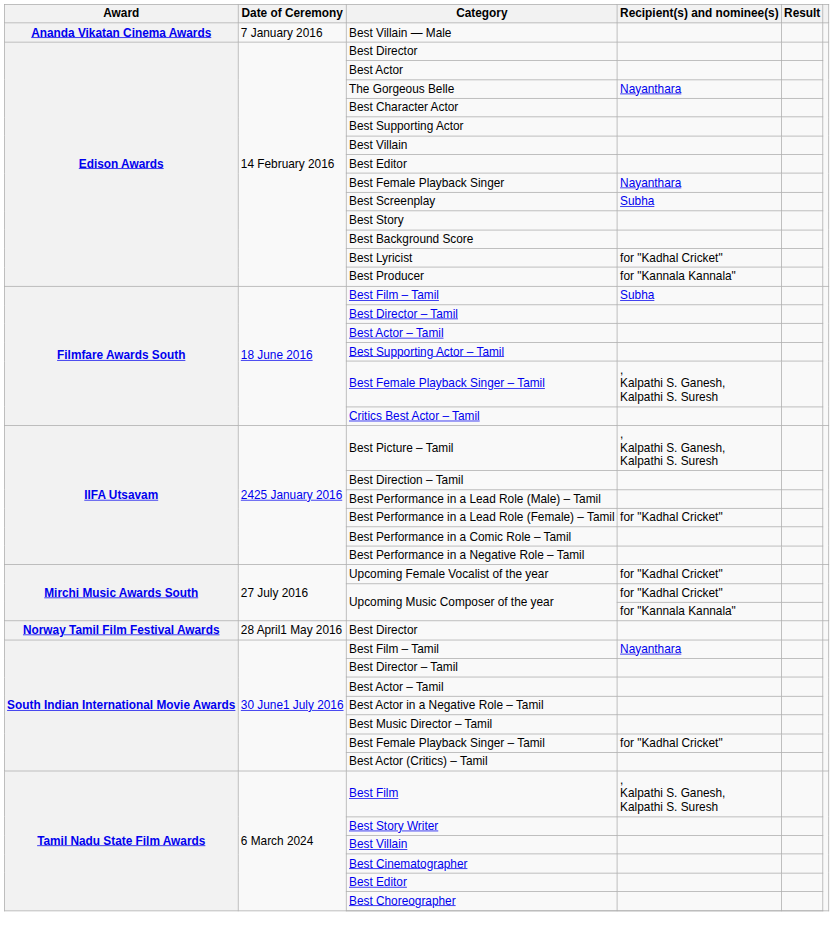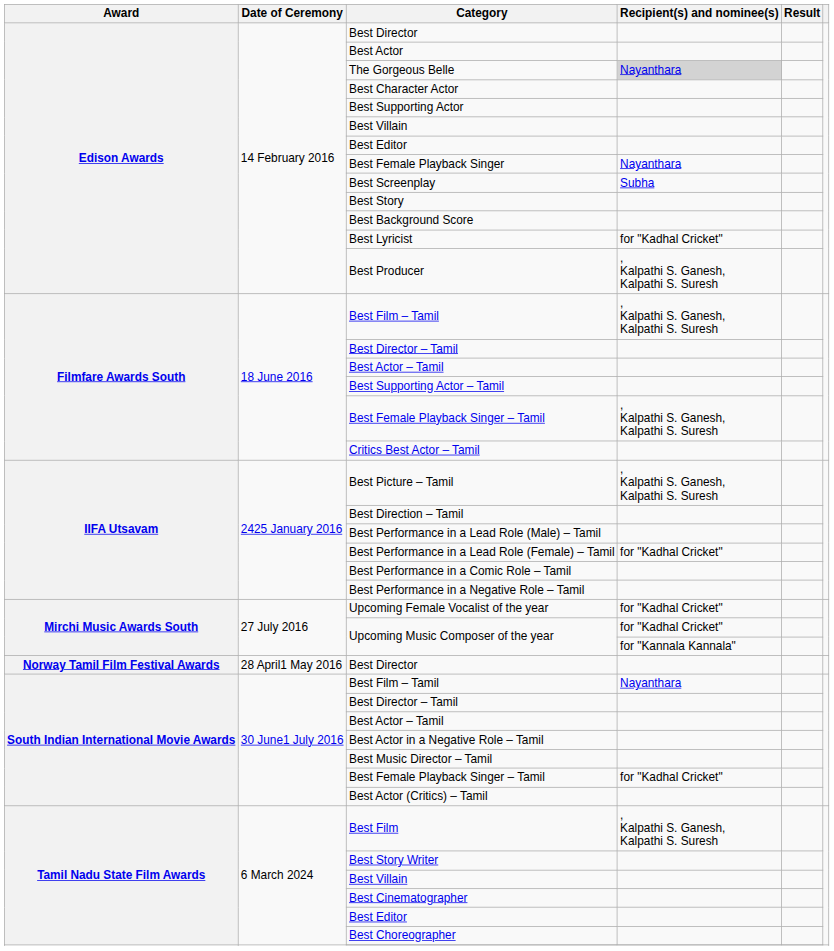- row: (121, 32)
(651, 88) no background -> (651, 70) lightgrey background
(678, 276) for "Kannala Kannala" -> (673, 271) , Kalpathi S. Ganesh, Kalpathi S. Suresh
(637, 295) Subha -> (673, 316) , Kalpathi S. Ganesh, Kalpathi S. Suresh
